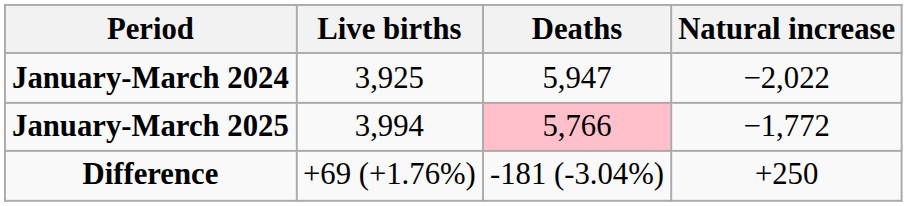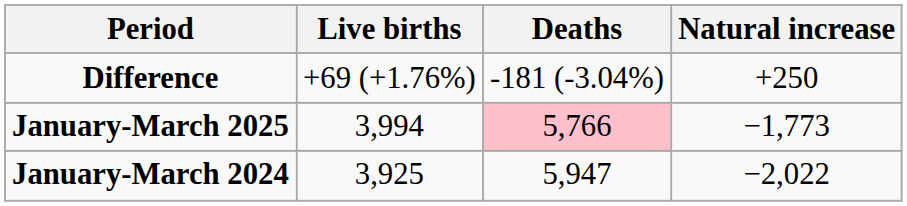rows swapped: (150, 77) <-> (150, 175)
(787, 126) −1,772 -> (787, 126) −1,773
